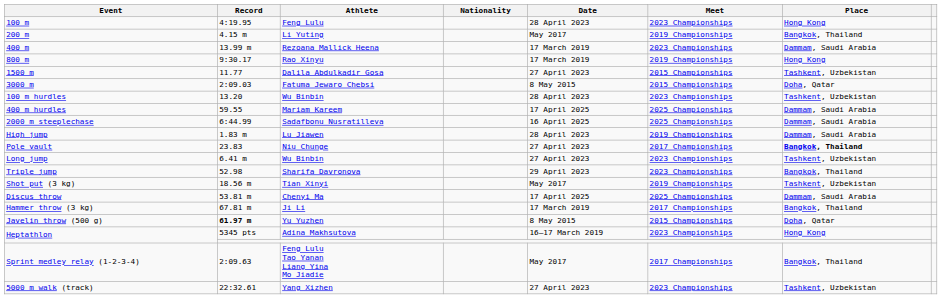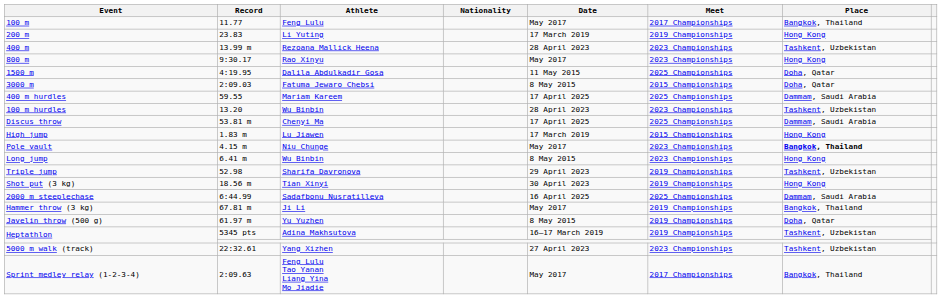(235, 23) 4:19.95 -> (231, 23) 11.77
(559, 23) 28 April 2023 -> (548, 23) May 2017
(691, 23) 2023 Championships -> (691, 23) 2017 Championships
(805, 23) Hong Kong -> (823, 23) Bangkok, Thailand
(233, 36) 4.15 m -> (231, 36) 23.83
(548, 36) May 2017 -> (559, 36) 17 March 2019
(823, 36) Bangkok, Thailand -> (805, 36) Hong Kong
(559, 48) 17 March 2019 -> (559, 48) 28 April 2023
(830, 48) Dammam, Saudi Arabia -> (830, 48) Tashkent, Uzbekistan
(559, 60) 17 March 2019 -> (548, 60) May 2017
(691, 60) 2019 Championships -> (691, 60) 2023 Championships
(231, 73) 11.77 -> (235, 73) 4:19.95
(559, 73) 27 April 2023 -> (555, 73) 11 May 2015
(691, 73) 2015 Championships -> (691, 73) 2025 Championships
(830, 73) Tashkent, Uzbekistan -> (809, 73) Doha, Qatar
rows swapped: (36, 97) <-> (36, 110)
rows swapped: (50, 122) <-> (34, 196)
(559, 134) 28 April 2023 -> (559, 134) 17 March 2019
(691, 134) 2019 Championships -> (691, 134) 2015 Championships
(830, 134) Dammam, Saudi Arabia -> (805, 134) Hong Kong
(231, 147) 23.83 -> (233, 147) 4.15 m
(559, 147) 27 April 2023 -> (548, 147) May 2017
(691, 147) 2017 Championships -> (691, 147) 2023 Championships
(559, 159) 27 April 2023 -> (553, 159) 8 May 2015
(830, 159) Tashkent, Uzbekistan -> (805, 159) Hong Kong
(691, 172) 2023 Championships -> (691, 172) 2019 Championships
(823, 172) Bangkok, Thailand -> (830, 172) Tashkent, Uzbekistan
(548, 184) May 2017 -> (559, 184) 30 April 2023
(830, 184) Tashkent, Uzbekistan -> (805, 184) Hong Kong
(559, 209) 17 March 2019 -> (548, 209) May 2017
(691, 209) 2017 Championships -> (691, 209) 2019 Championships
(235, 221) bold -> (235, 221) normal
(691, 221) 2015 Championships -> (691, 221) 2019 Championships
(691, 233) 2023 Championships -> (691, 233) 2019 Championships
(805, 233) Hong Kong -> (830, 233) Tashkent, Uzbekistan
rows swapped: (50, 288) <-> (73, 262)
